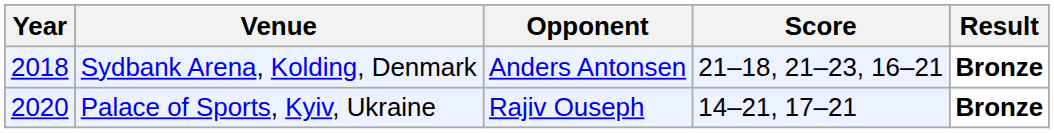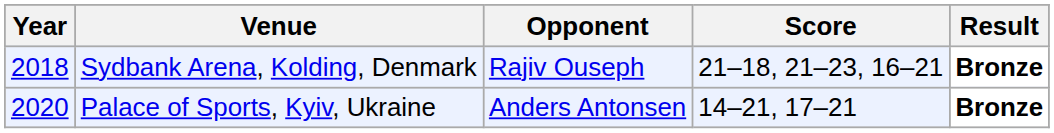(588, 67) Anders Antonsen -> (567, 67) Rajiv Ouseph
(567, 108) Rajiv Ouseph -> (588, 108) Anders Antonsen
